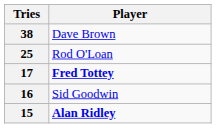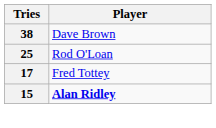(83, 73) bold -> (81, 73) normal
- row: (27, 93)
